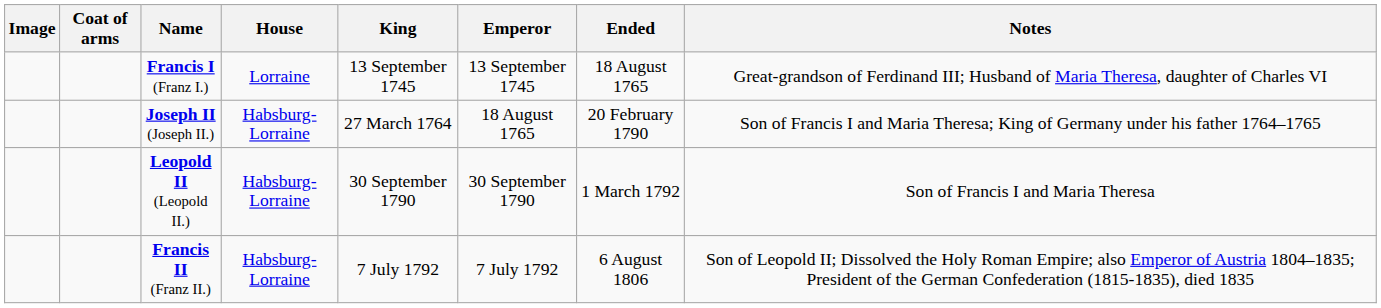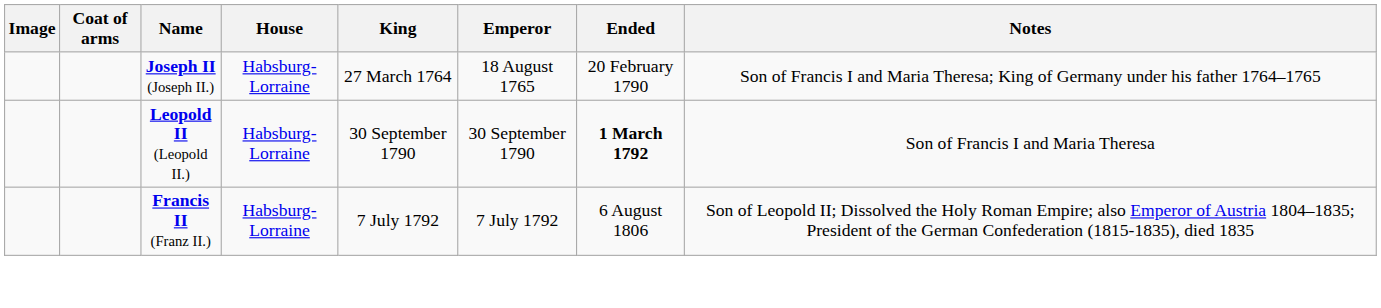- row: (181, 76)
(631, 191) normal -> (631, 143) bold
